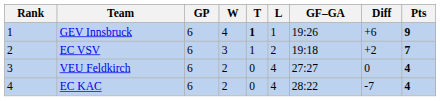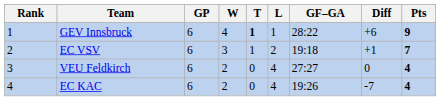(305, 31) 19:26 -> (305, 31) 28:22
(370, 50) +2 -> (370, 50) +1
(305, 86) 28:22 -> (305, 86) 19:26
